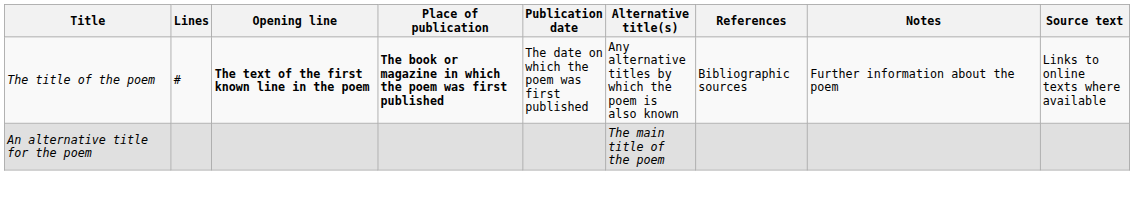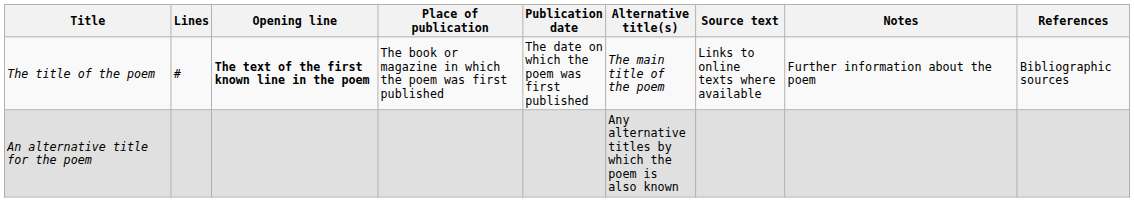columns swapped: (1085, 21) <-> (751, 21)
(444, 80) bold -> (444, 74) normal
(647, 80) Any alternative titles by which the poem is also known -> (636, 74) The main title of the poem
(636, 147) The main title of the poem -> (647, 153) Any alternative titles by which the poem is also known
